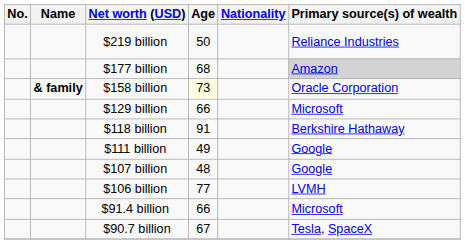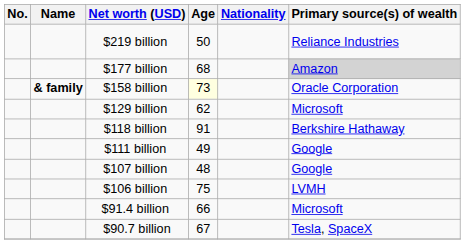(203, 108) 66 -> (203, 108) 62
(203, 189) 77 -> (203, 189) 75
